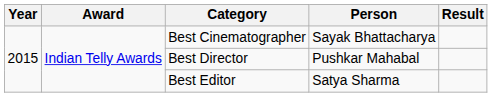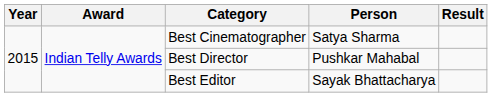(374, 37) Sayak Bhattacharya -> (356, 37) Satya Sharma
(356, 80) Satya Sharma -> (374, 80) Sayak Bhattacharya
